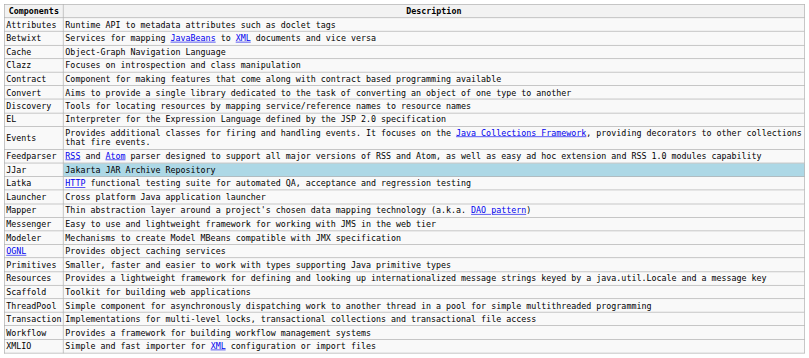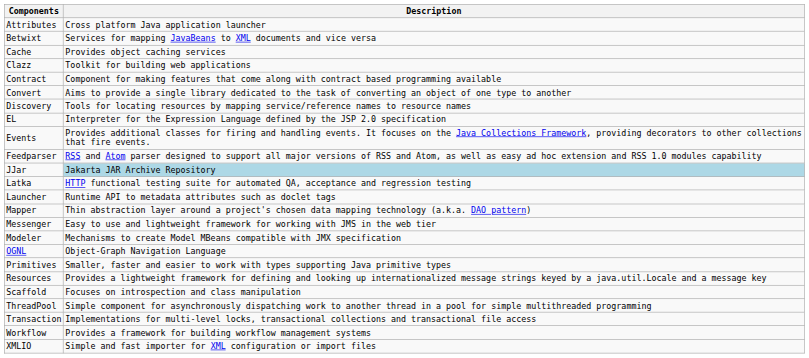(201, 25) Runtime API to metadata attributes such as doclet tags -> (166, 25) Cross platform Java application launcher
(146, 52) Object-Graph Navigation Language -> (146, 52) Provides object caching services
(183, 65) Focuses on introspection and class manipulation -> (158, 65) Toolkit for building web applications
(166, 197) Cross platform Java application launcher -> (201, 197) Runtime API to metadata attributes such as doclet tags
(146, 251) Provides object caching services -> (146, 251) Object-Graph Navigation Language
(158, 292) Toolkit for building web applications -> (183, 292) Focuses on introspection and class manipulation
